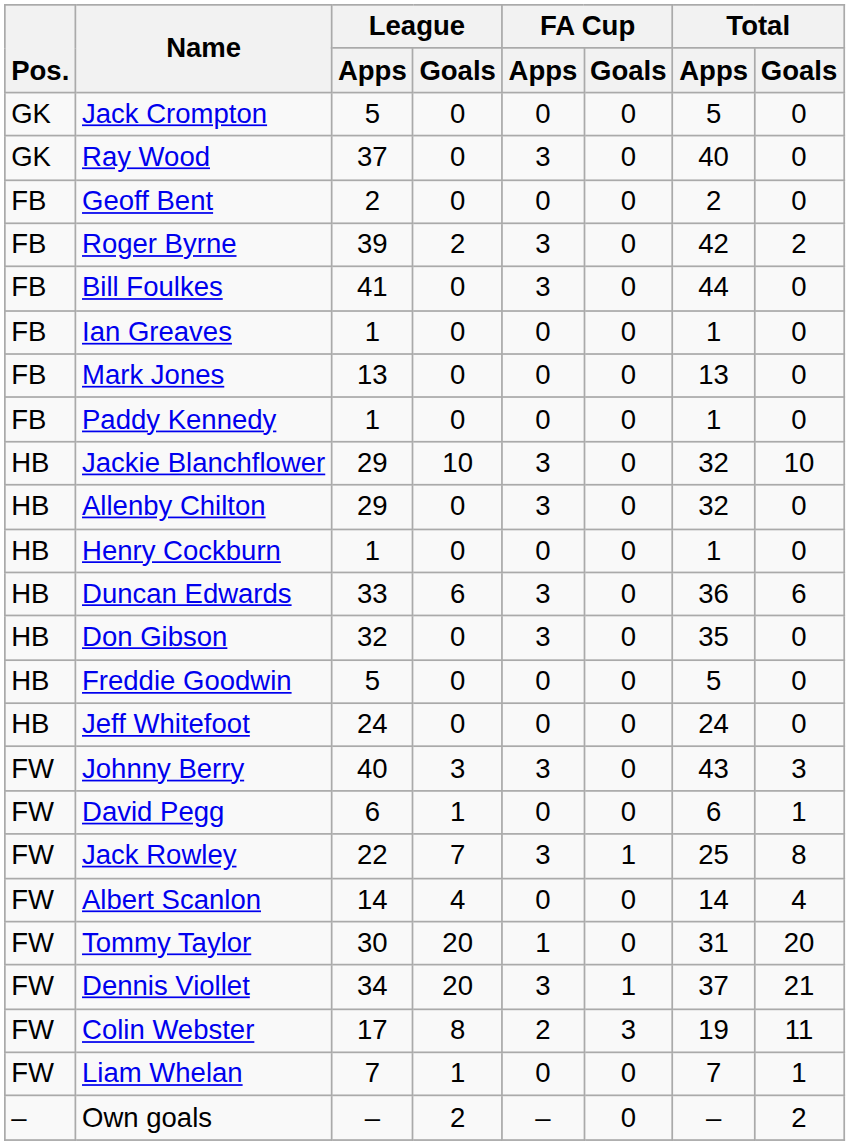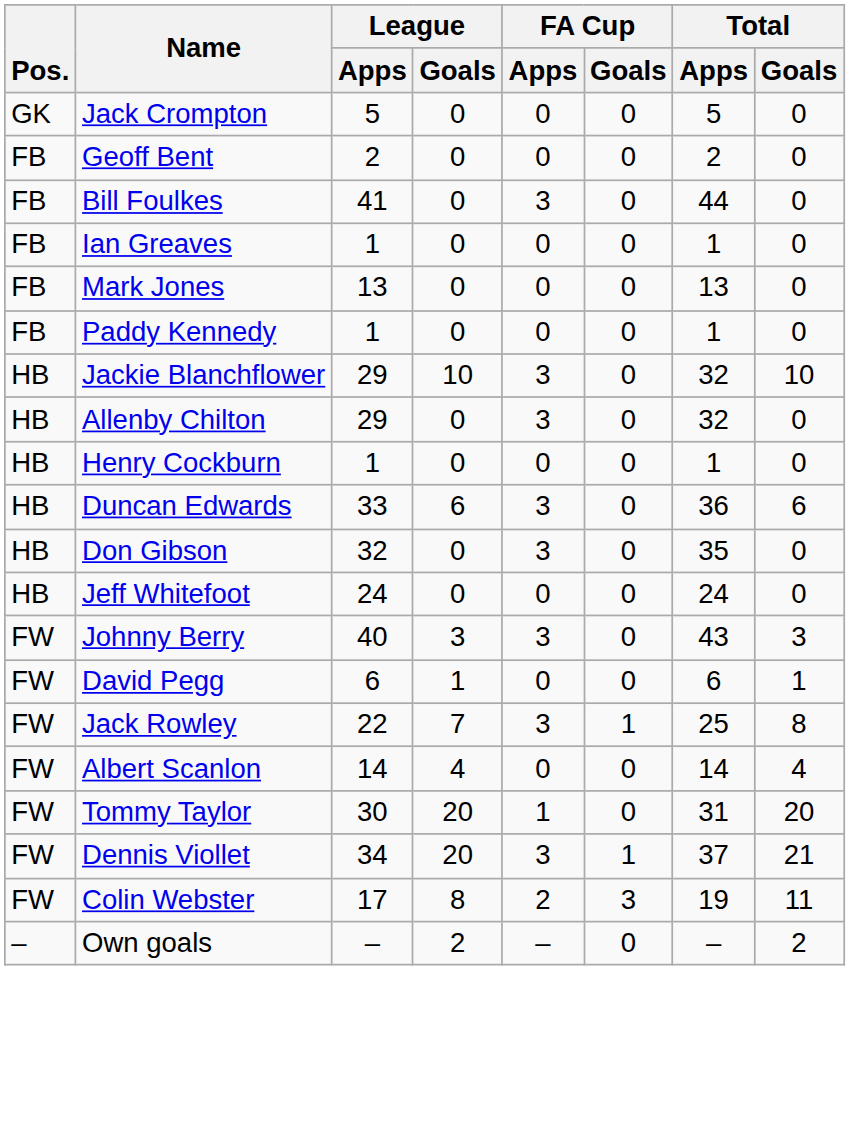- row: (146, 157)
- row: (159, 244)
- row: (187, 680)
- row: (162, 1073)
